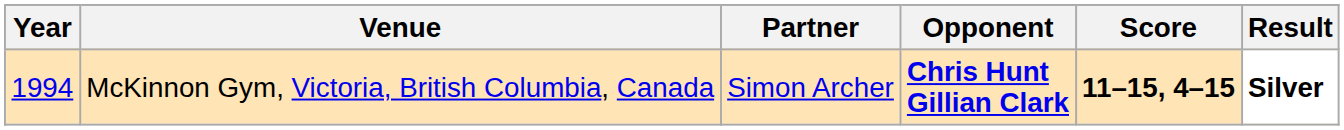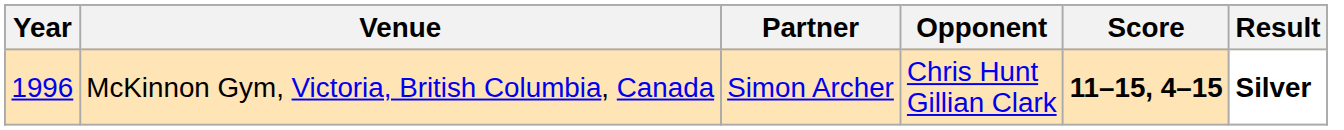(42, 87) 1994 -> (42, 87) 1996
(988, 87) bold -> (982, 87) normal
